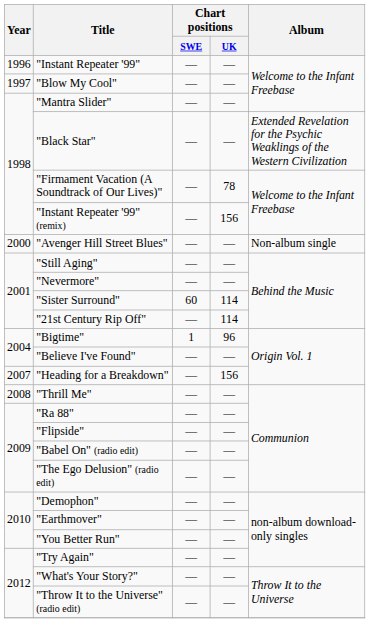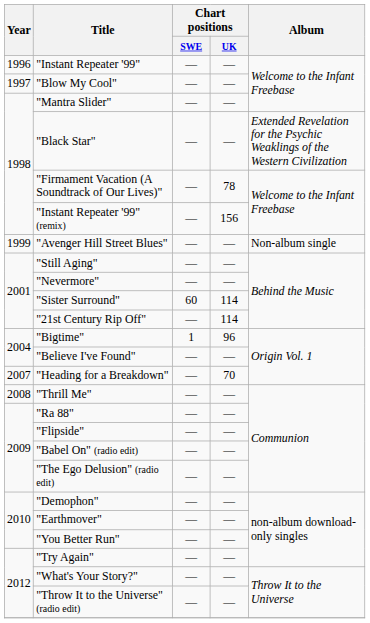(19, 244) 2000 -> (19, 244) 1999
(229, 375) 156 -> (229, 375) 70
